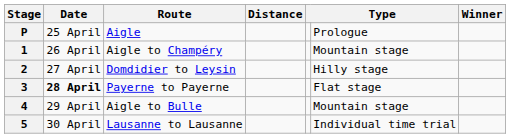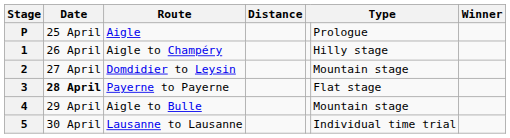(361, 51) Mountain stage -> (351, 51) Hilly stage
(351, 69) Hilly stage -> (361, 69) Mountain stage
